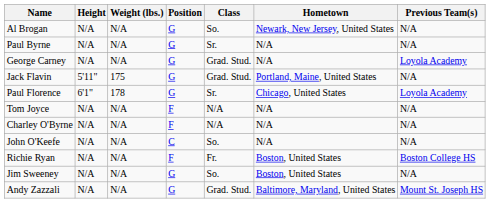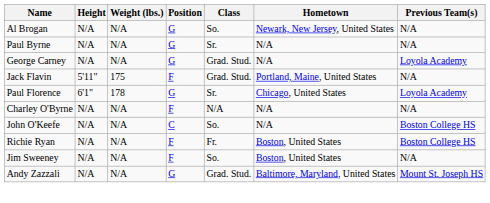(172, 77) G -> (171, 77) F
- row: (28, 109)
(408, 142) N/A -> (438, 126) Boston College HS
(172, 174) G -> (171, 158) F
